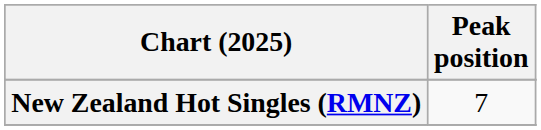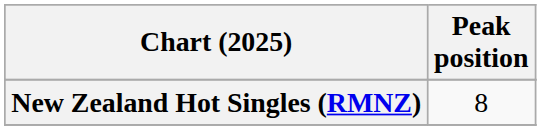(481, 102) 7 -> (481, 102) 8
